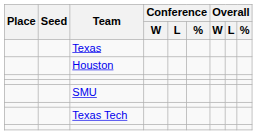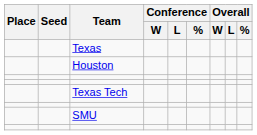rows swapped: (21, 116) <-> (21, 93)
